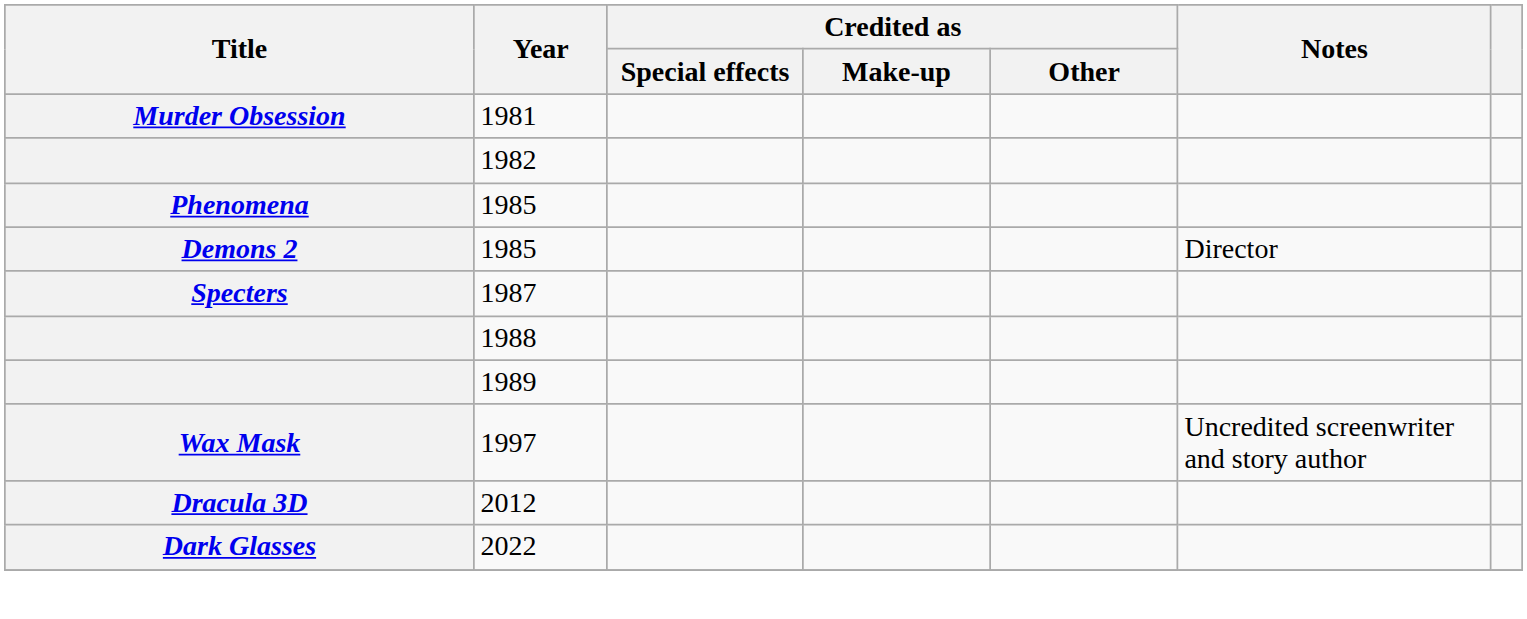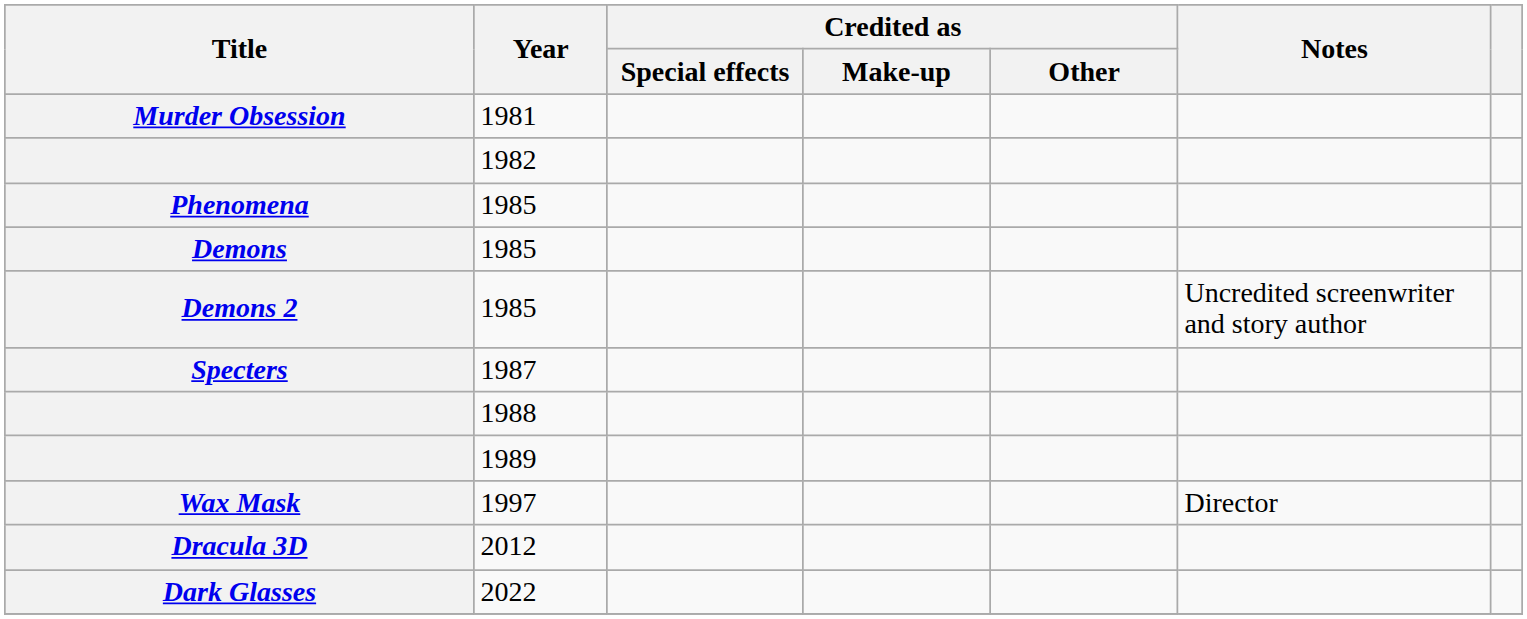+ row: (239, 248)
(1231, 248) Director -> (1319, 308) Uncredited screenwriter and story author
(1319, 442) Uncredited screenwriter and story author -> (1231, 502) Director
